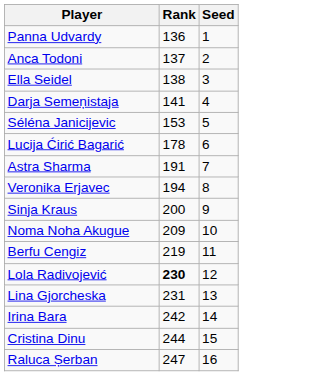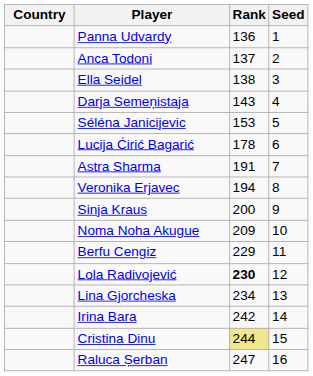+ column: (39, 15)
(174, 101) 141 -> (244, 101) 143
(174, 252) 219 -> (244, 252) 229
(174, 295) 231 -> (244, 295) 234
(174, 338) no background -> (244, 338) khaki background
